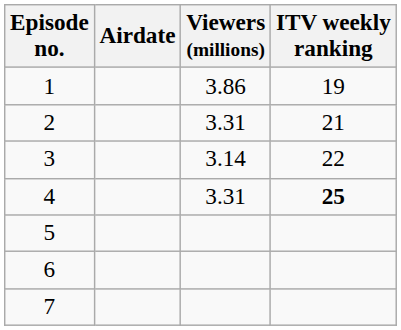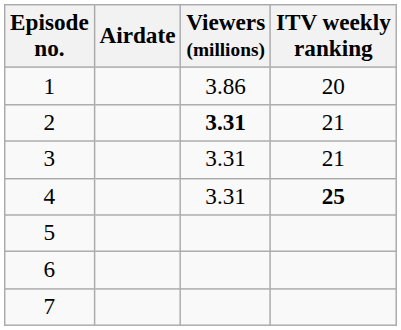(333, 85) 19 -> (333, 85) 20
(226, 122) normal -> (226, 122) bold
(226, 159) 3.14 -> (226, 159) 3.31
(333, 159) 22 -> (333, 159) 21
